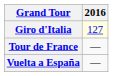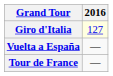rows swapped: (43, 46) <-> (43, 63)
